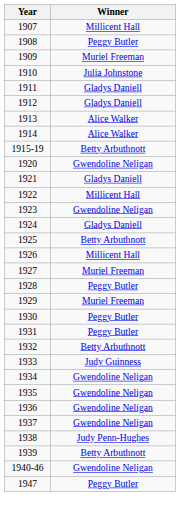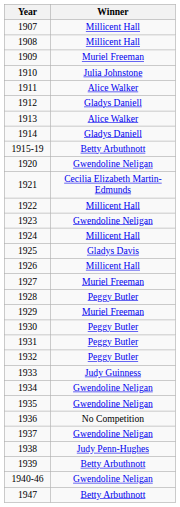(113, 42) Peggy Butler -> (113, 42) Millicent Hall
(113, 88) Gladys Daniell -> (113, 88) Alice Walker
(113, 133) Alice Walker -> (113, 133) Gladys Daniell
(113, 179) Gladys Daniell -> (113, 184) Cecilia Elizabeth Martin-Edmunds
(113, 225) Gladys Daniell -> (113, 236) Millicent Hall
(113, 240) Betty Arbuthnott -> (113, 251) Gladys Davis
(113, 347) Betty Arbuthnott -> (113, 357) Peggy Butler
(113, 407) Gwendoline Neligan -> (113, 418) No Competition
(113, 484) Peggy Butler -> (113, 494) Betty Arbuthnott
